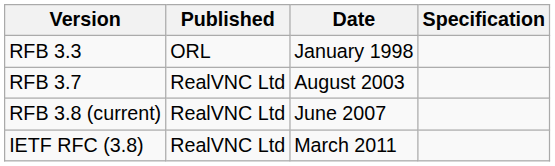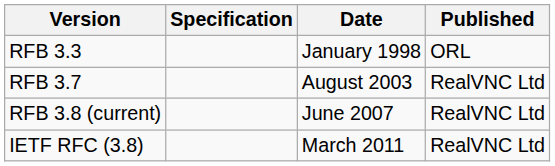columns swapped: (228, 20) <-> (484, 20)
